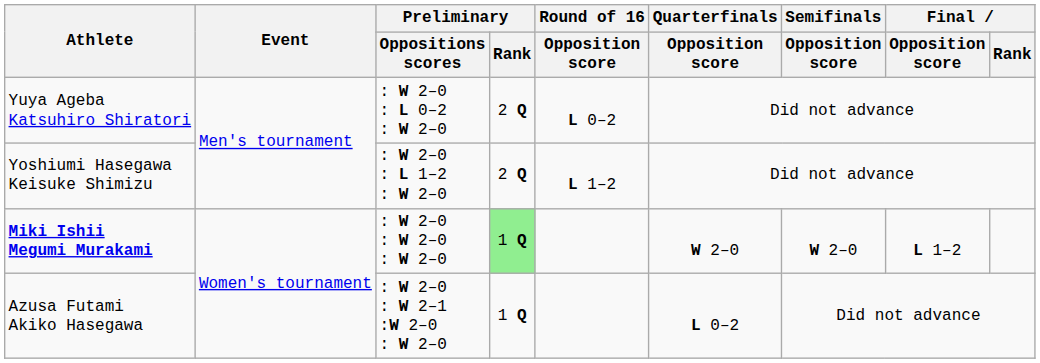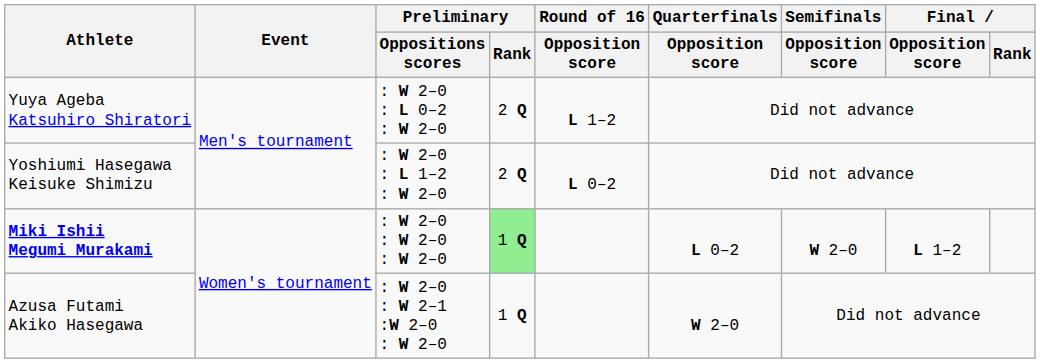(592, 120) L 0–2 -> (592, 120) L 1–2
(592, 185) L 1–2 -> (592, 185) L 0–2
(715, 250) W 2–0 -> (715, 250) L 0–2
(715, 325) L 0–2 -> (715, 325) W 2–0
